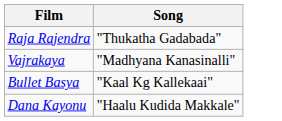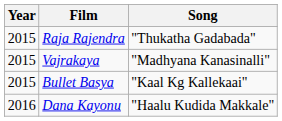+ column: (22, 15)
